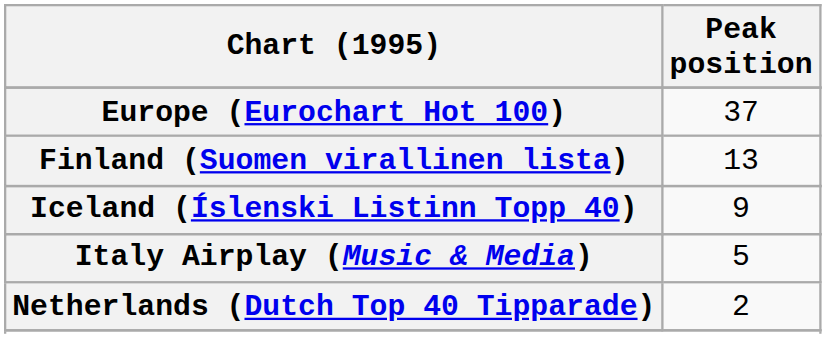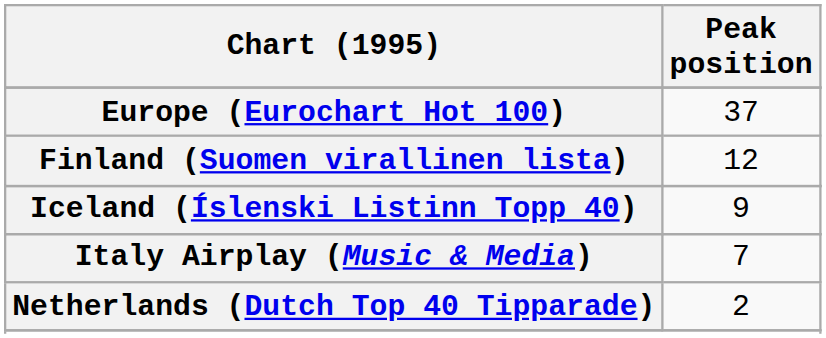(741, 161) 13 -> (741, 161) 12
(741, 258) 5 -> (741, 258) 7
